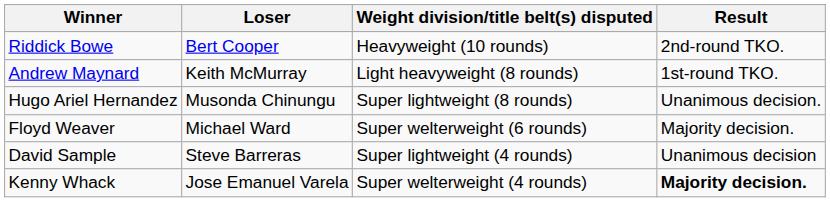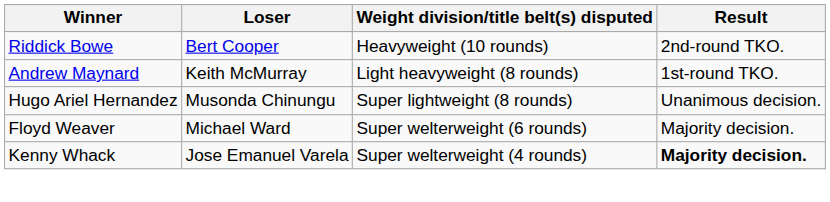- row: (62, 155)
